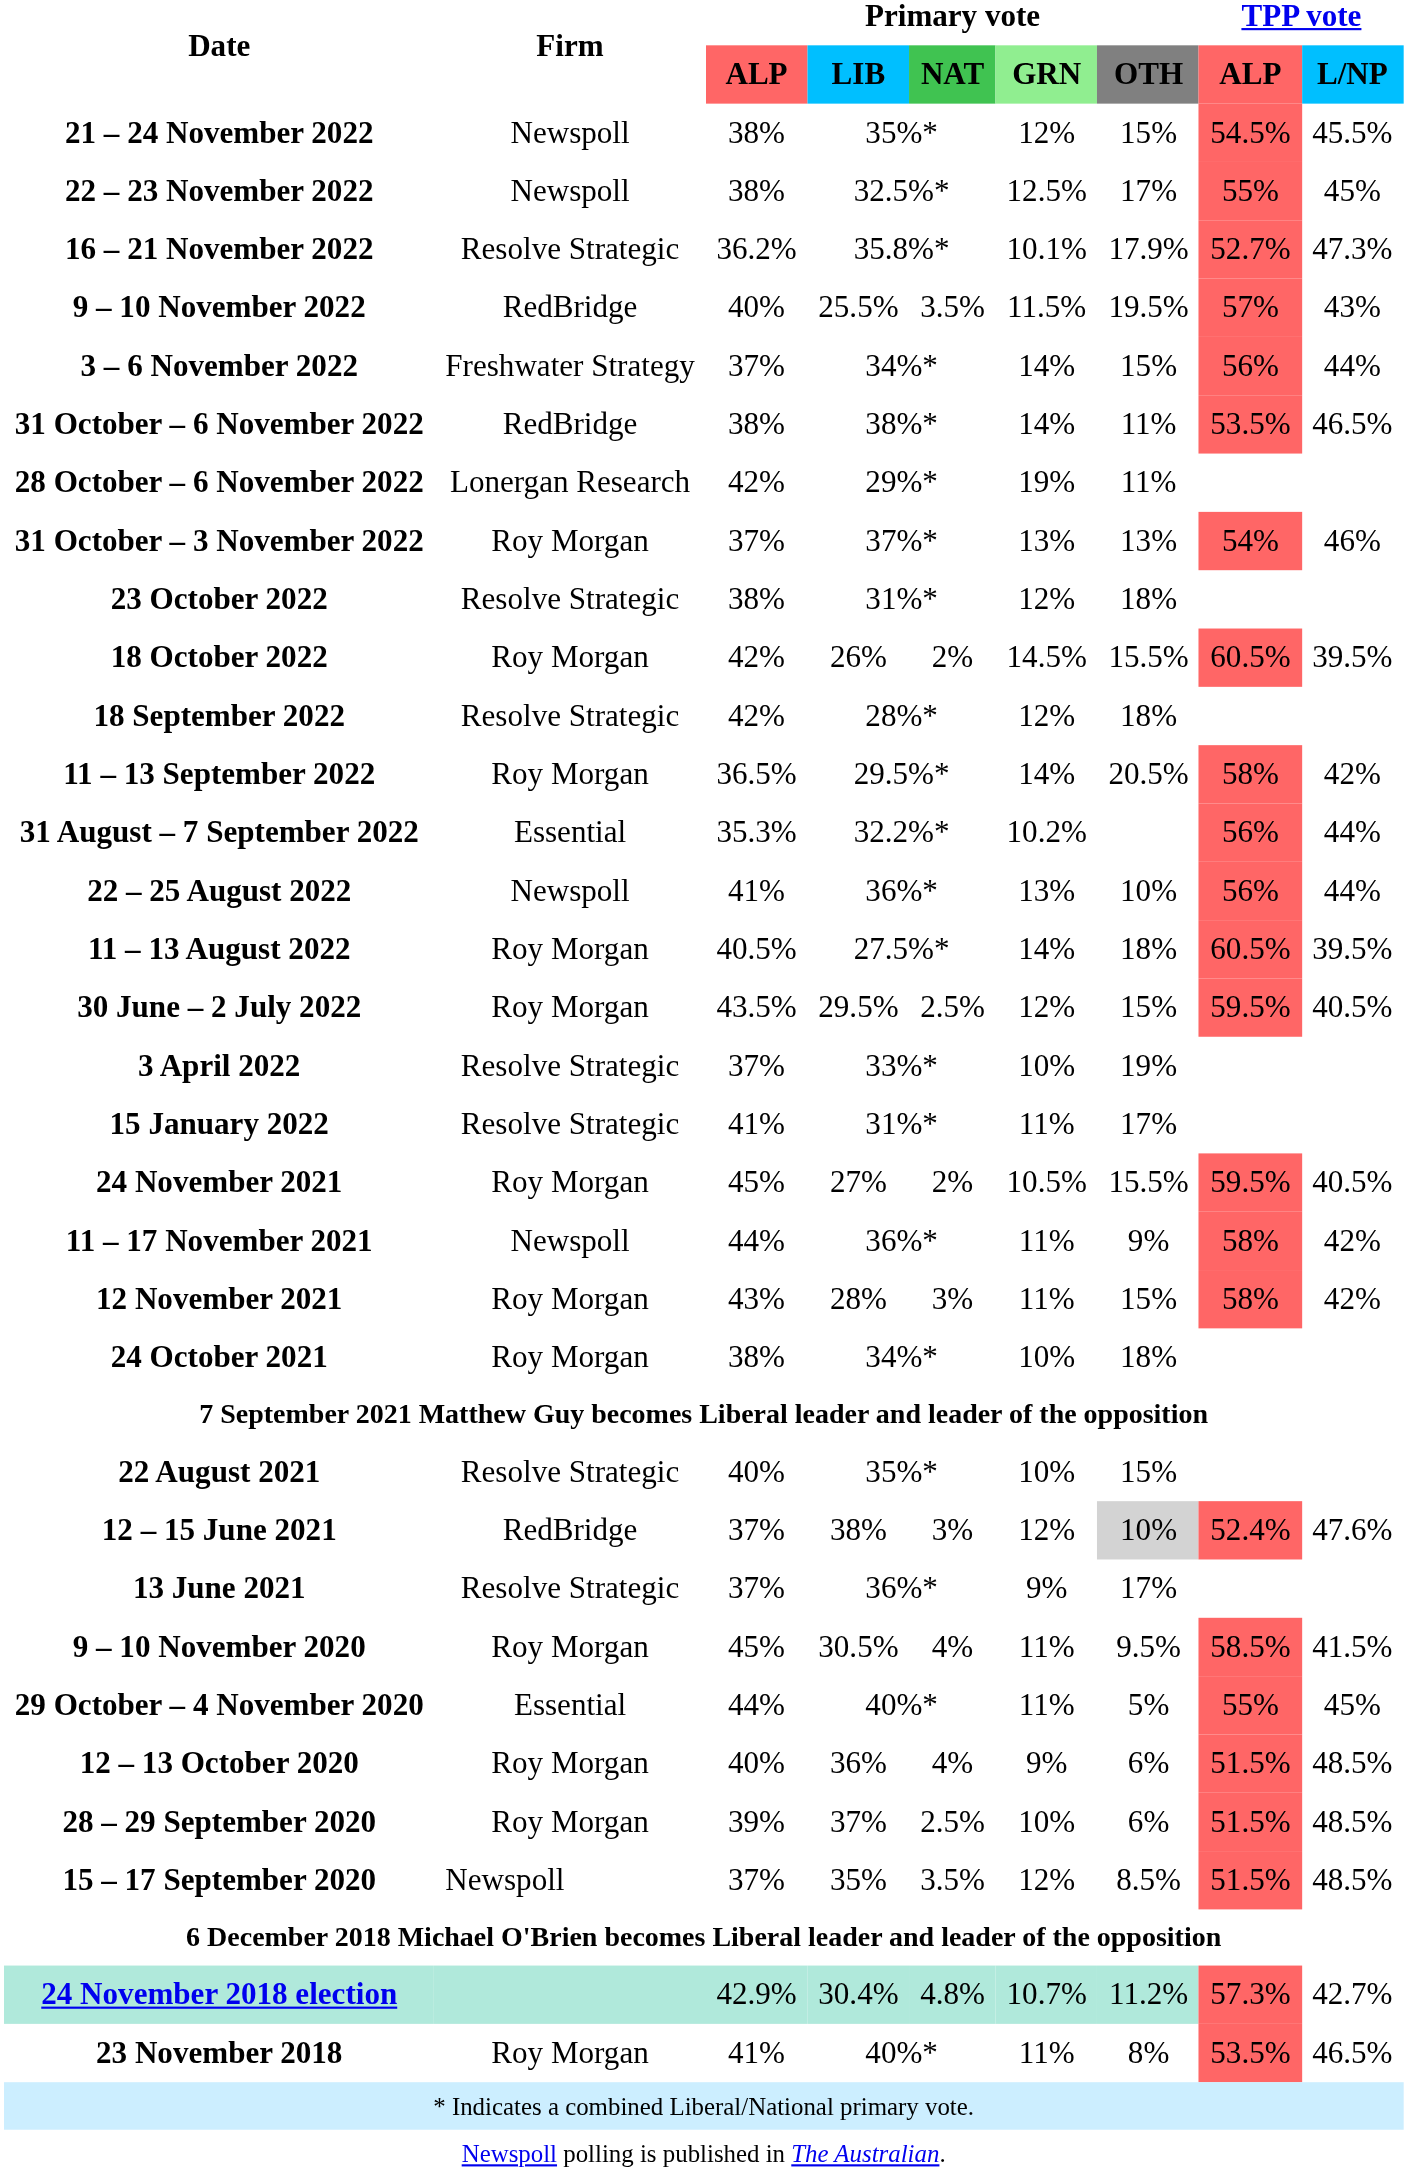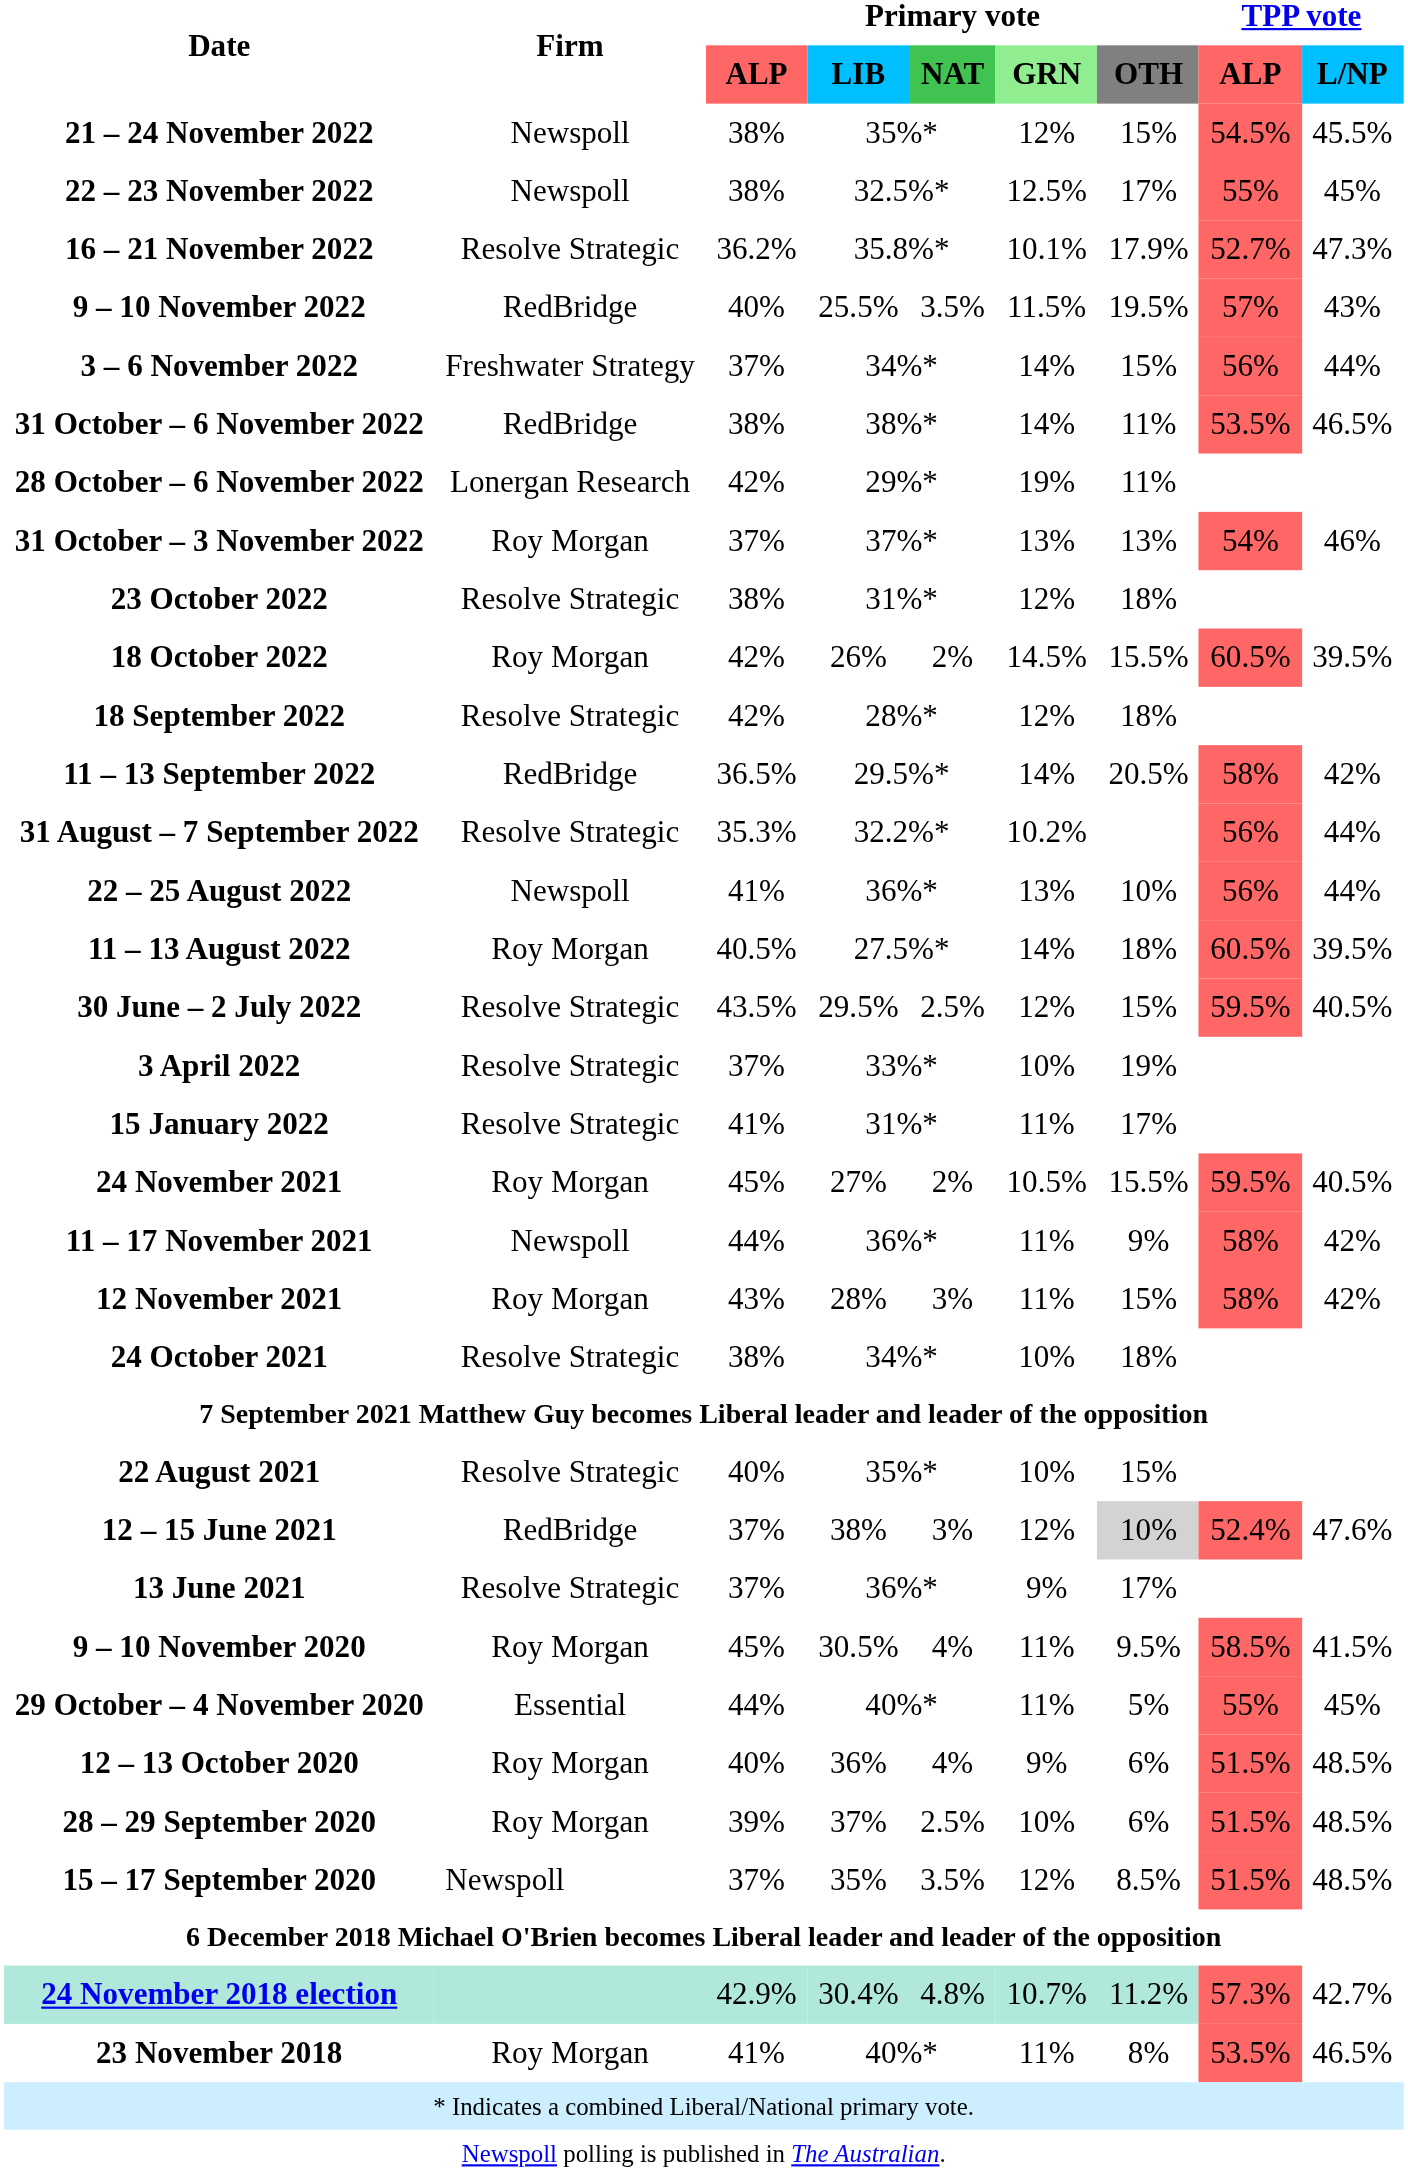(570, 773) Roy Morgan -> (570, 773) RedBridge
(570, 832) Essential -> (570, 832) Resolve Strategic
(570, 1007) Roy Morgan -> (570, 1007) Resolve Strategic
(570, 1356) Roy Morgan -> (570, 1356) Resolve Strategic
